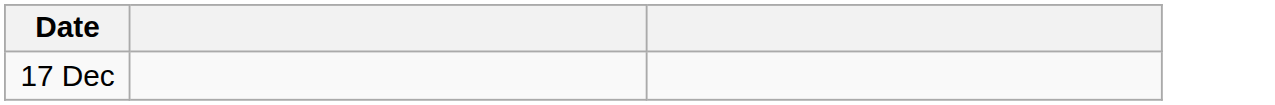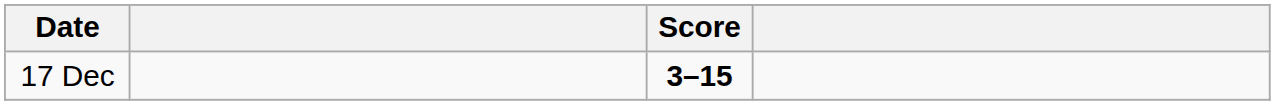+ column: (700, 28)
